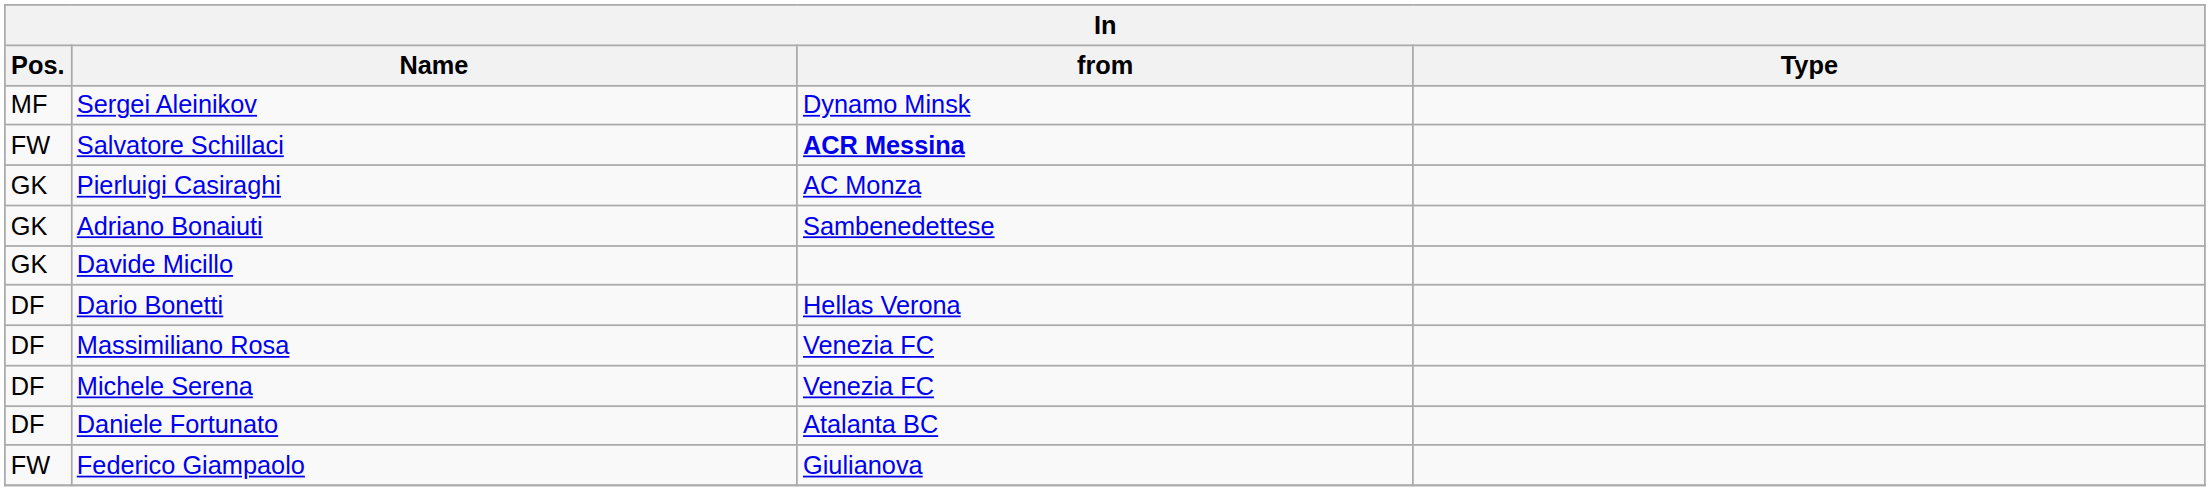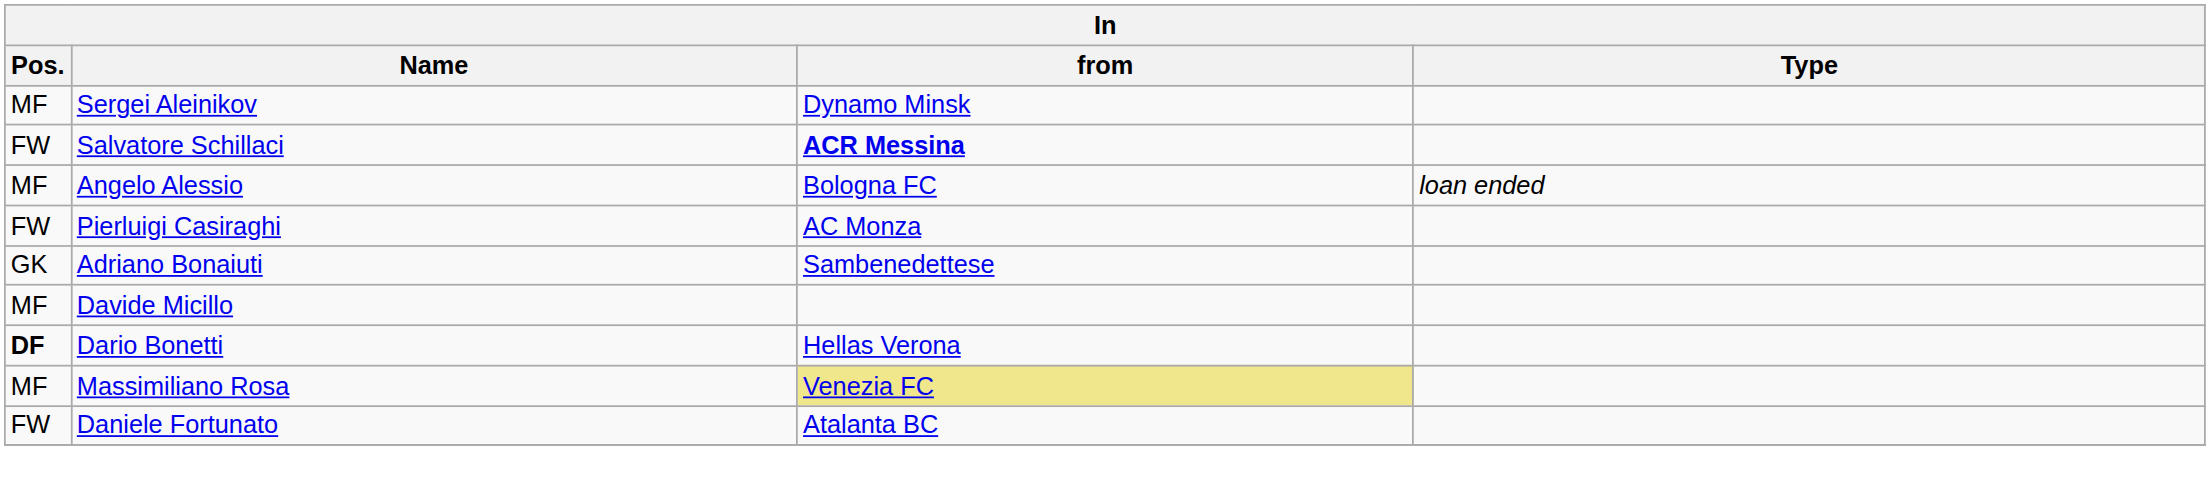+ row: (160, 185)
(29, 185) GK -> (31, 225) FW
(29, 266) GK -> (29, 306) MF
(28, 306) normal -> (28, 346) bold
(28, 346) DF -> (29, 386) MF
(868, 346) no background -> (868, 386) khaki background
- row: (165, 386)
(28, 426) DF -> (31, 426) FW
- row: (191, 466)
